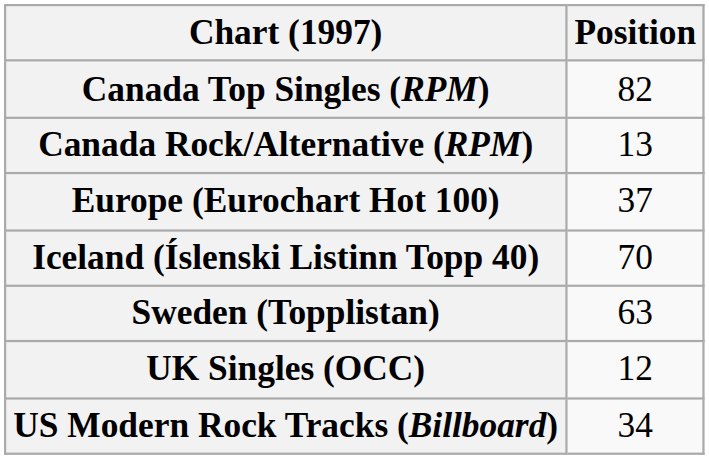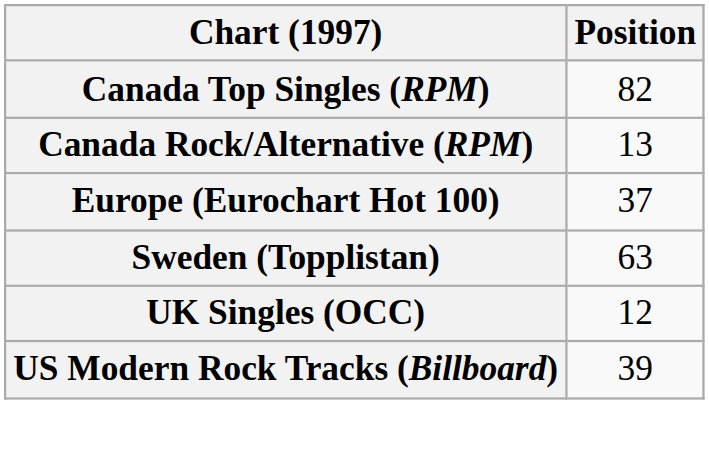- row: (286, 256)
(635, 425) 34 -> (635, 369) 39
